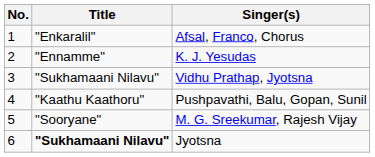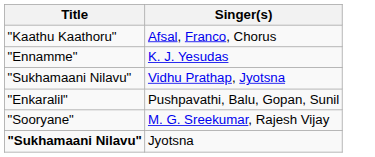- column: (18, 15)
(65, 36) "Enkaralil" -> (62, 36) "Kaathu Kaathoru"
(90, 99) "Kaathu Kaathoru" -> (38, 99) "Enkaralil"
